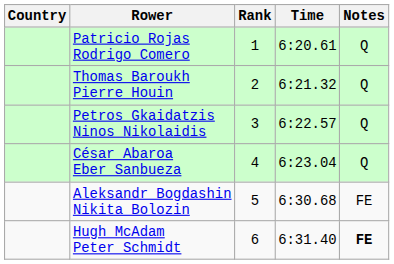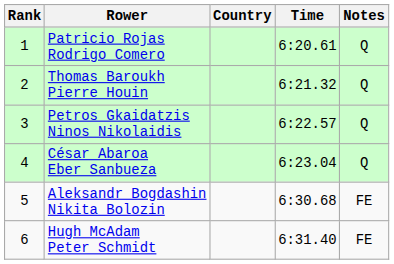columns swapped: (255, 16) <-> (37, 16)
(364, 240) bold -> (364, 240) normal
